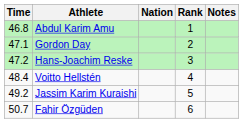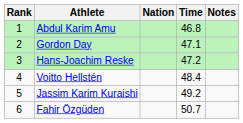columns swapped: (190, 12) <-> (19, 12)
